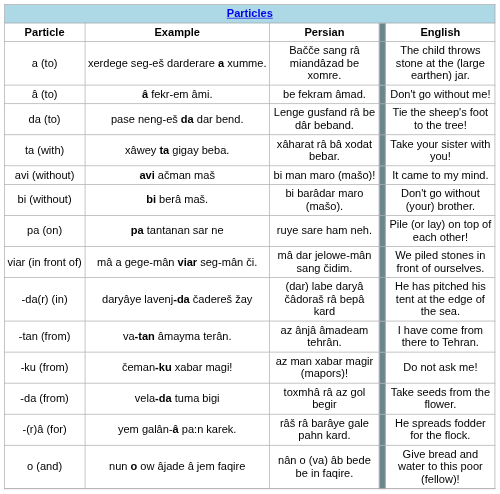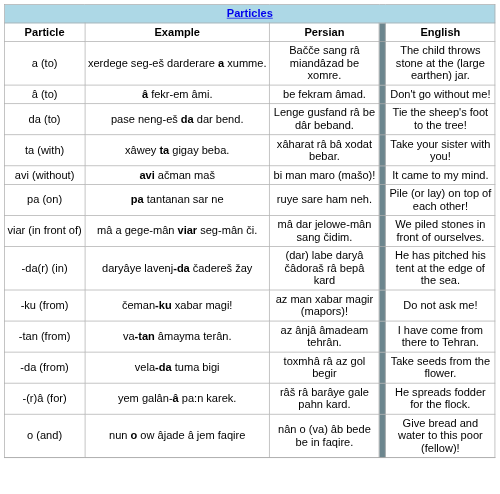- row: (45, 200)
rows swapped: (45, 367) <-> (45, 336)
